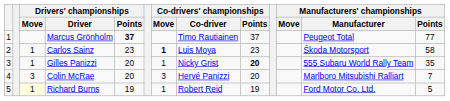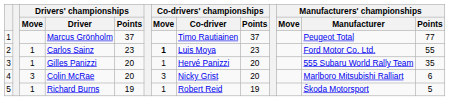(129, 37) bold -> (129, 37) normal
(336, 50) Škoda Motorsport -> (339, 50) Ford Motor Co. Ltd.
(430, 50) 58 -> (430, 50) 55
(198, 63) Nicky Grist -> (204, 63) Hervé Panizzi
(255, 63) bold -> (255, 63) normal
(204, 76) Hervé Panizzi -> (198, 76) Nicky Grist
(430, 76) 7 -> (430, 76) 6
(32, 89) lightyellow background -> (32, 89) no background
(339, 89) Ford Motor Co. Ltd. -> (336, 89) Škoda Motorsport
